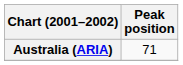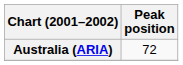(150, 49) 71 -> (150, 49) 72
